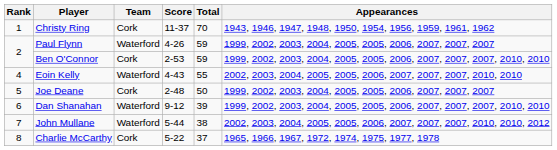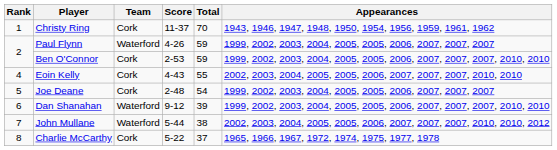(138, 75) Waterford -> (127, 75) Cork
(202, 91) 50 -> (202, 91) 54
